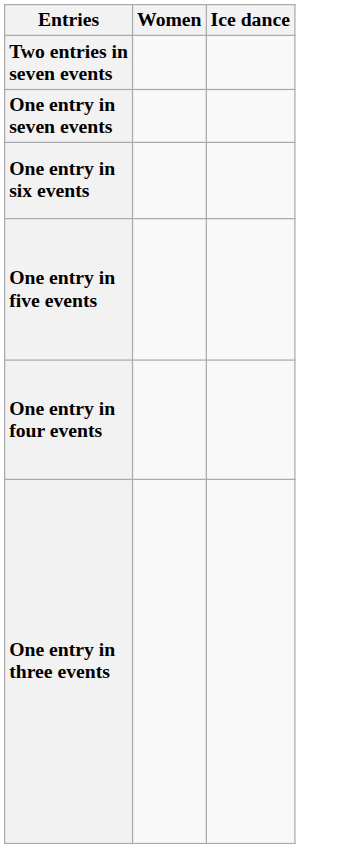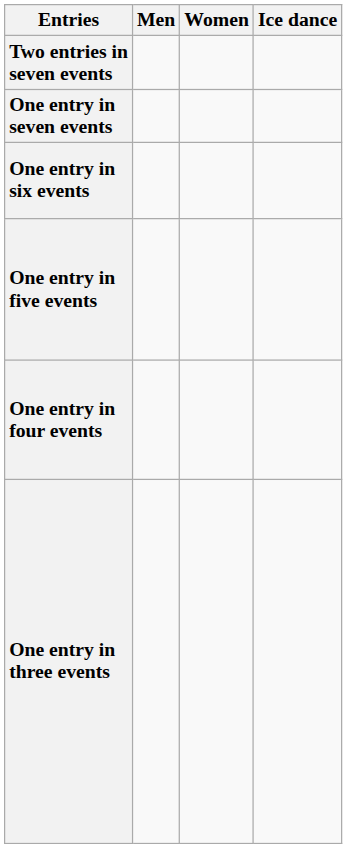+ column: (156, 20)
